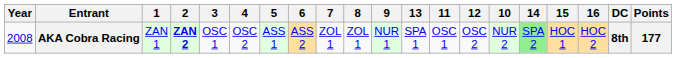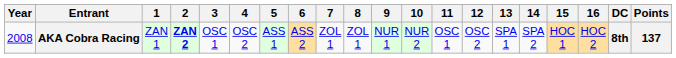columns swapped: (505, 13) <-> (415, 13)
(533, 37) lightgreen background -> (533, 37) no background
(651, 37) 177 -> (651, 37) 137
